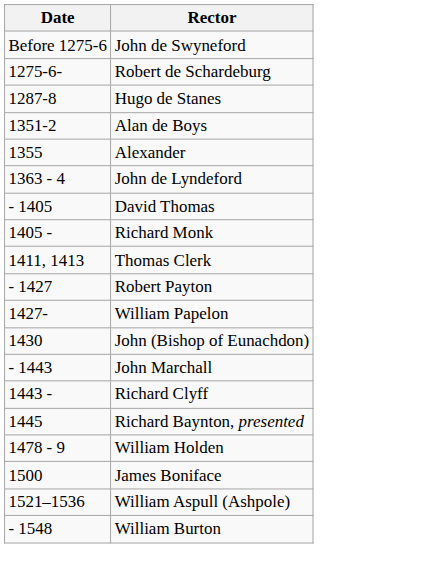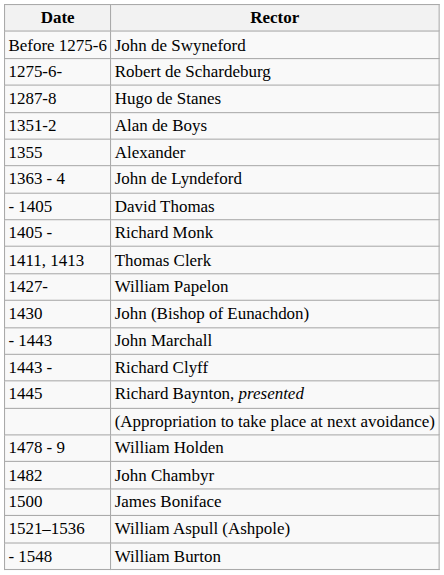- row: (163, 286)
+ row: (275, 421)
+ row: (164, 475)
